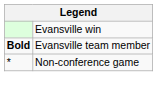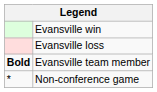+ row: (70, 46)
